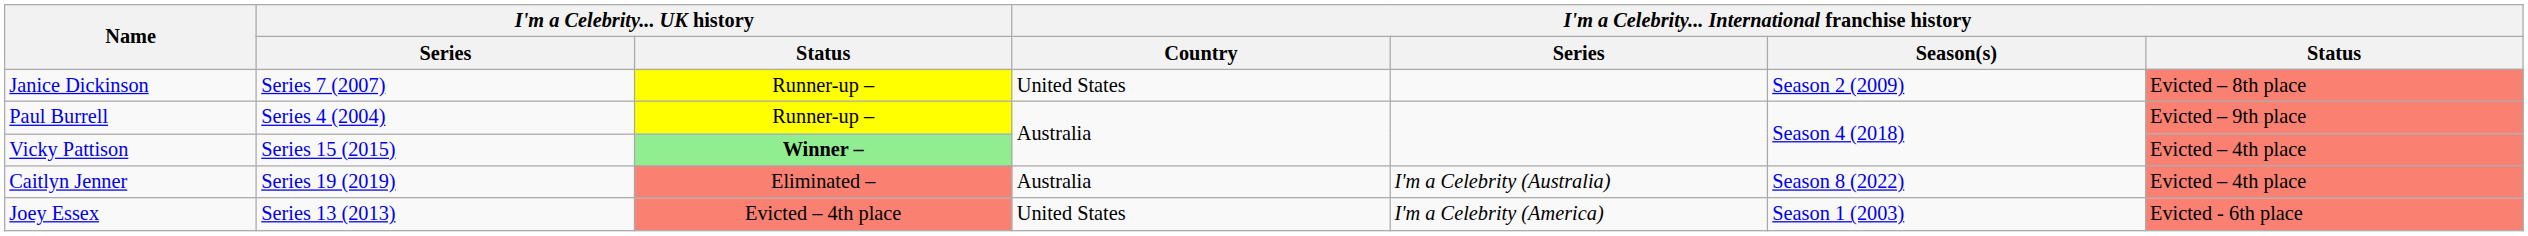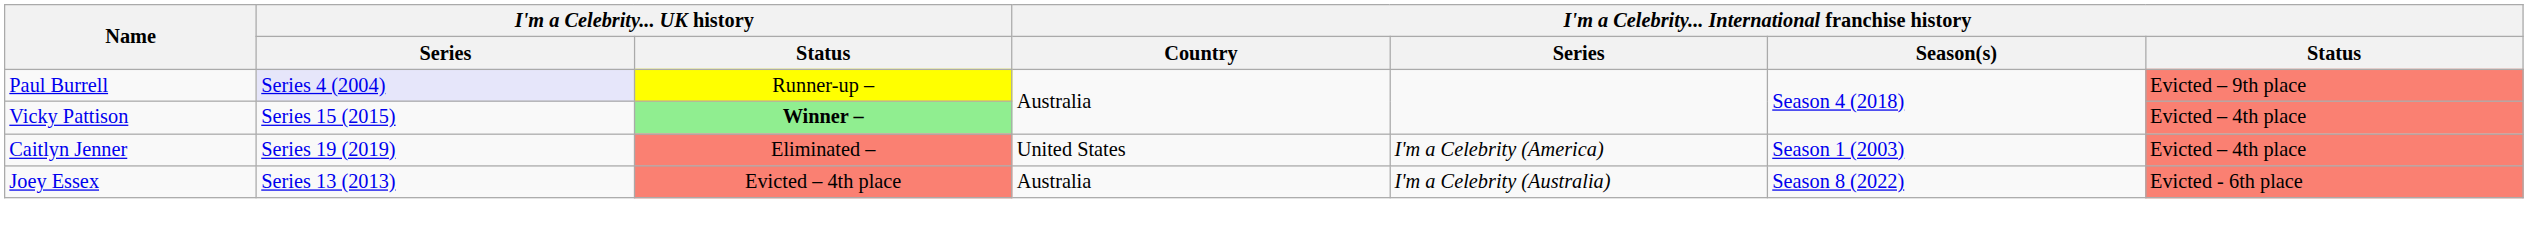- row: (79, 85)
(323, 117) no background -> (323, 85) lavender background
(1054, 181) Australia -> (1071, 149) United States
(1502, 181) I'm a Celebrity (Australia) -> (1499, 149) I'm a Celebrity (America)
(1838, 181) Season 8 (2022) -> (1838, 149) Season 1 (2003)
(1071, 213) United States -> (1054, 181) Australia
(1499, 213) I'm a Celebrity (America) -> (1502, 181) I'm a Celebrity (Australia)
(1838, 213) Season 1 (2003) -> (1838, 181) Season 8 (2022)
